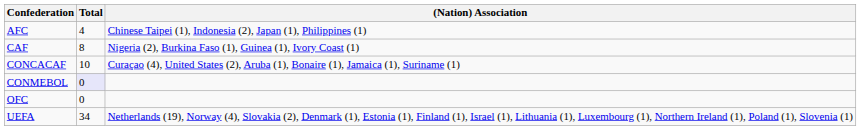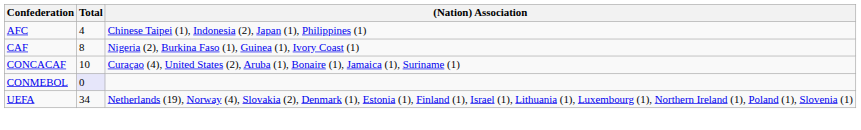- row: (17, 99)
